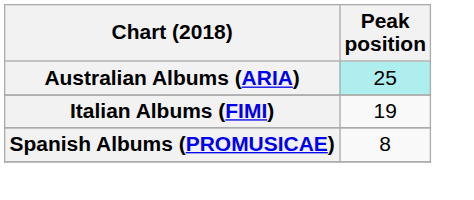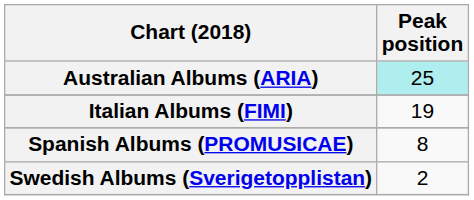+ row: (191, 177)
